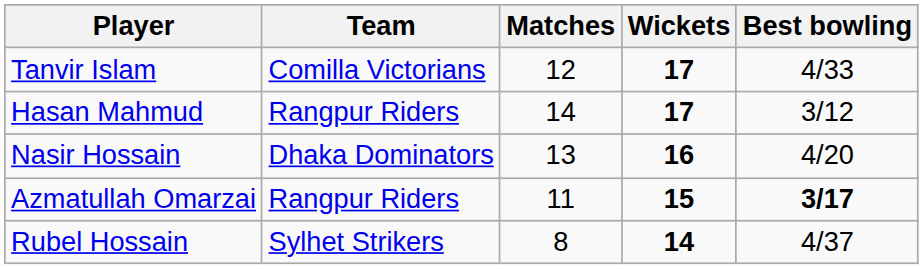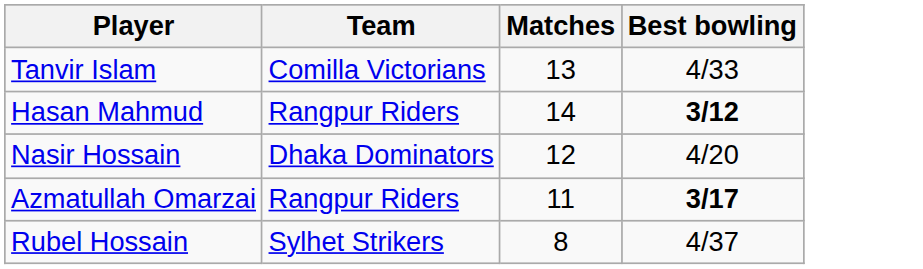- column: (679, 26)
(561, 69) 12 -> (561, 69) 13
(827, 112) normal -> (712, 112) bold
(561, 155) 13 -> (561, 155) 12
